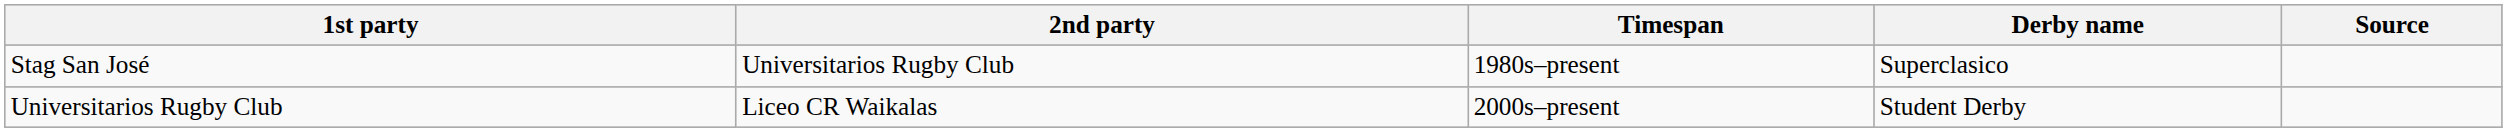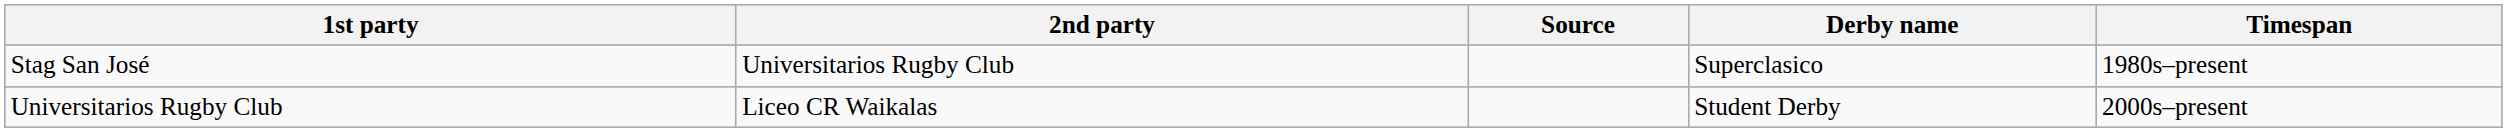columns swapped: (1671, 24) <-> (2392, 24)
